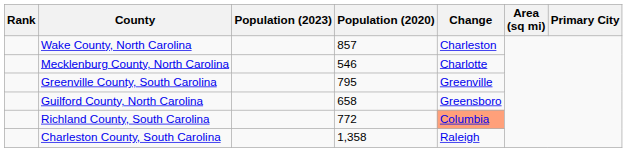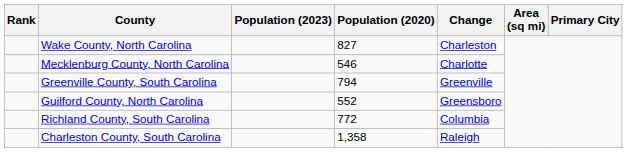(347, 45) 857 -> (347, 45) 827
(347, 82) 795 -> (347, 82) 794
(347, 100) 658 -> (347, 100) 552
(465, 119) lightsalmon background -> (465, 119) no background
